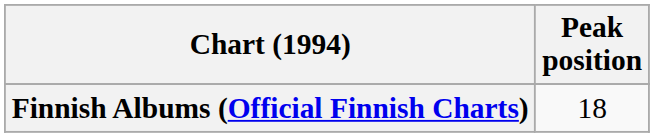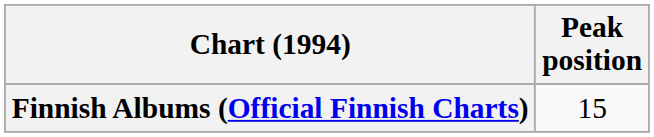(592, 107) 18 -> (592, 107) 15
